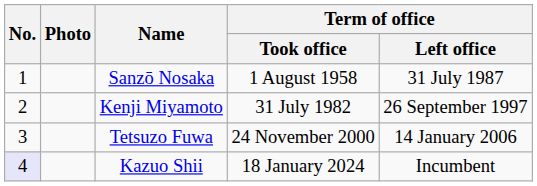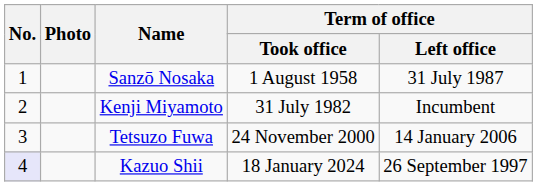(455, 107) 26 September 1997 -> (455, 107) Incumbent
(455, 166) Incumbent -> (455, 166) 26 September 1997
